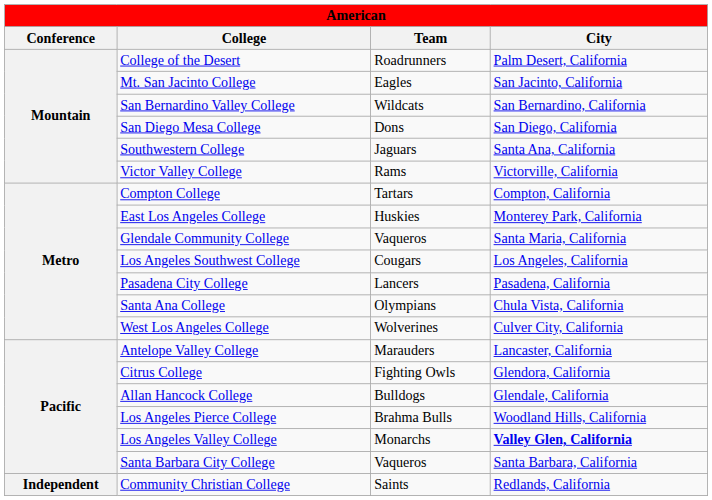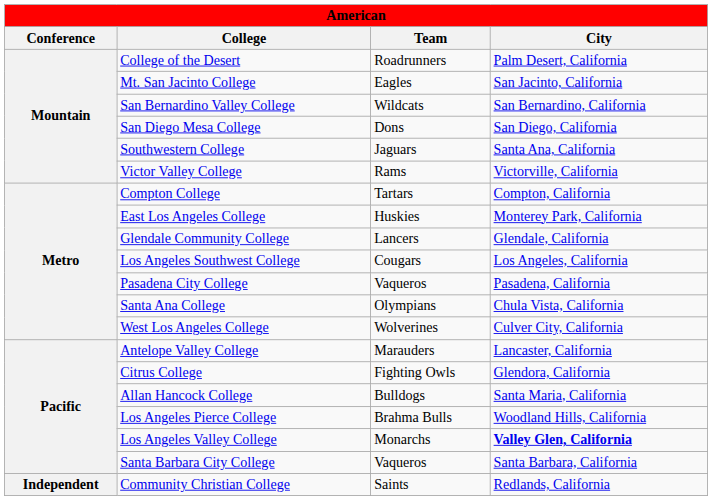(400, 238) Vaqueros -> (396, 238) Lancers
(560, 238) Santa Maria, California -> (551, 238) Glendale, California
(396, 283) Lancers -> (400, 283) Vaqueros
(551, 395) Glendale, California -> (560, 395) Santa Maria, California
